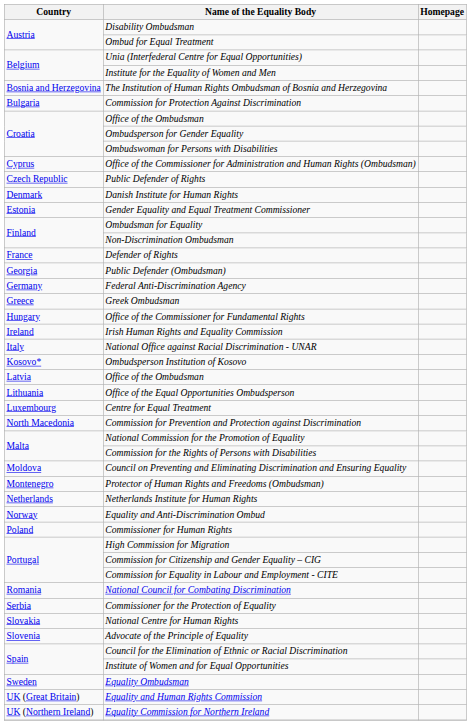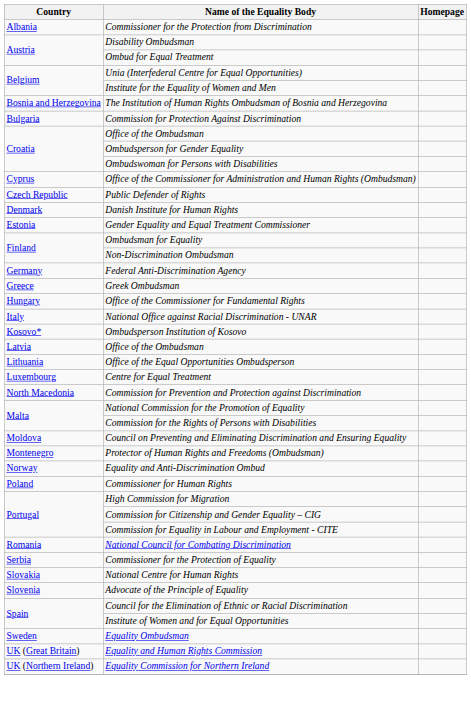+ row: (22, 27)
- row: (20, 255)
- row: (22, 270)
- row: (20, 331)
- row: (30, 499)
